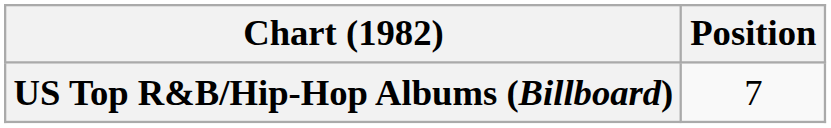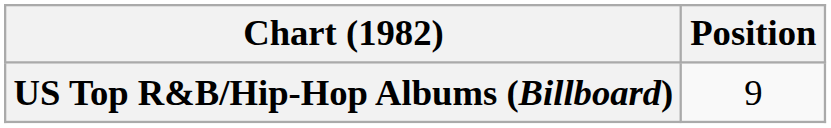(753, 91) 7 -> (753, 91) 9
